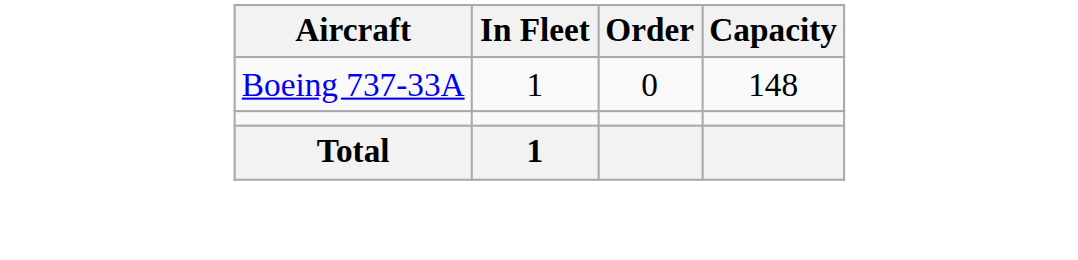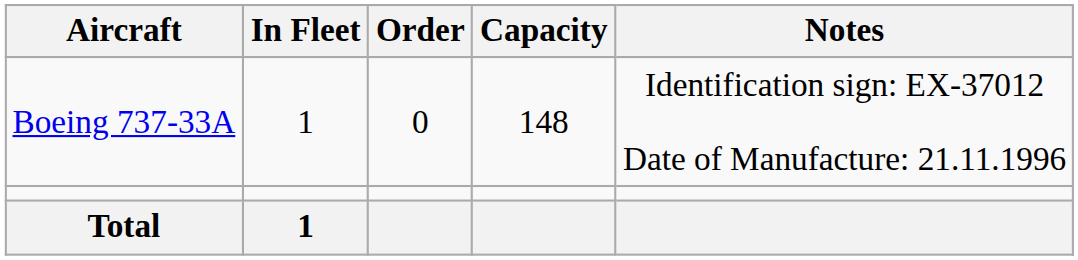+ column: (845, 30)
